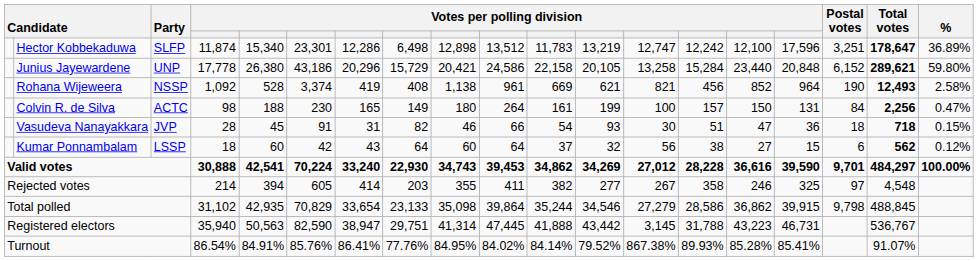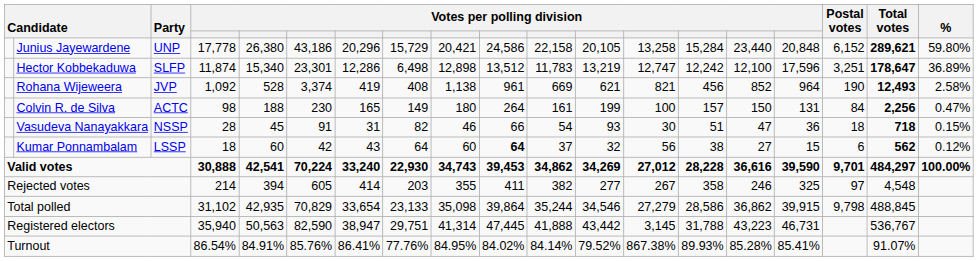rows swapped: (73, 68) <-> (76, 48)
(171, 87) NSSP -> (165, 87) JVP
(165, 127) JVP -> (171, 127) NSSP
(517, 147) normal -> (517, 147) bold
